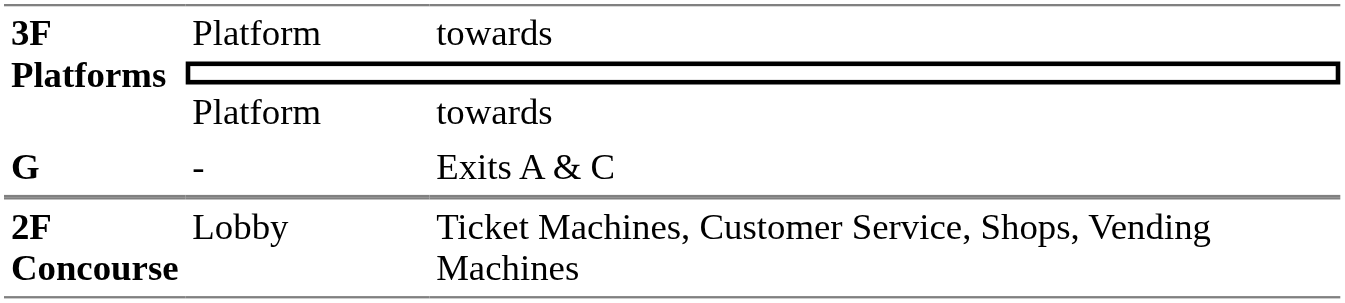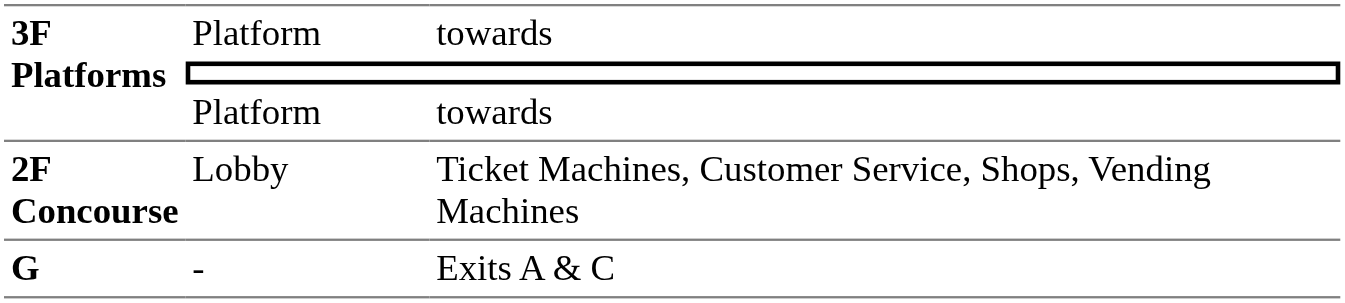rows swapped: (240, 226) <-> (198, 166)
